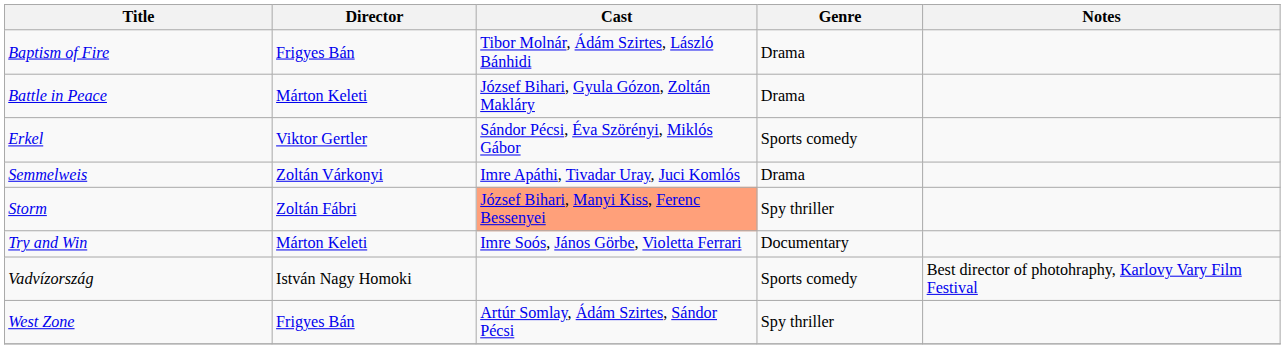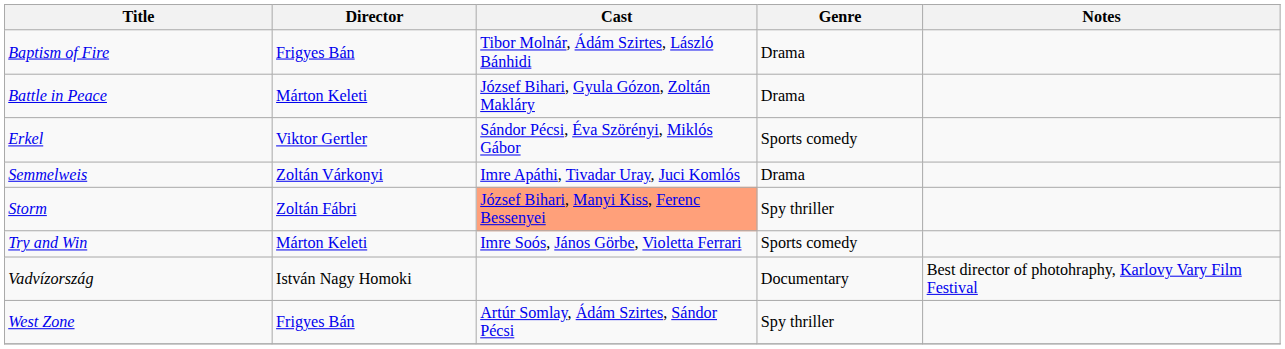(805, 243) Documentary -> (809, 243) Sports comedy
(809, 278) Sports comedy -> (805, 278) Documentary
